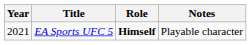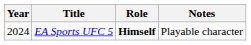(18, 31) 2021 -> (18, 31) 2024
